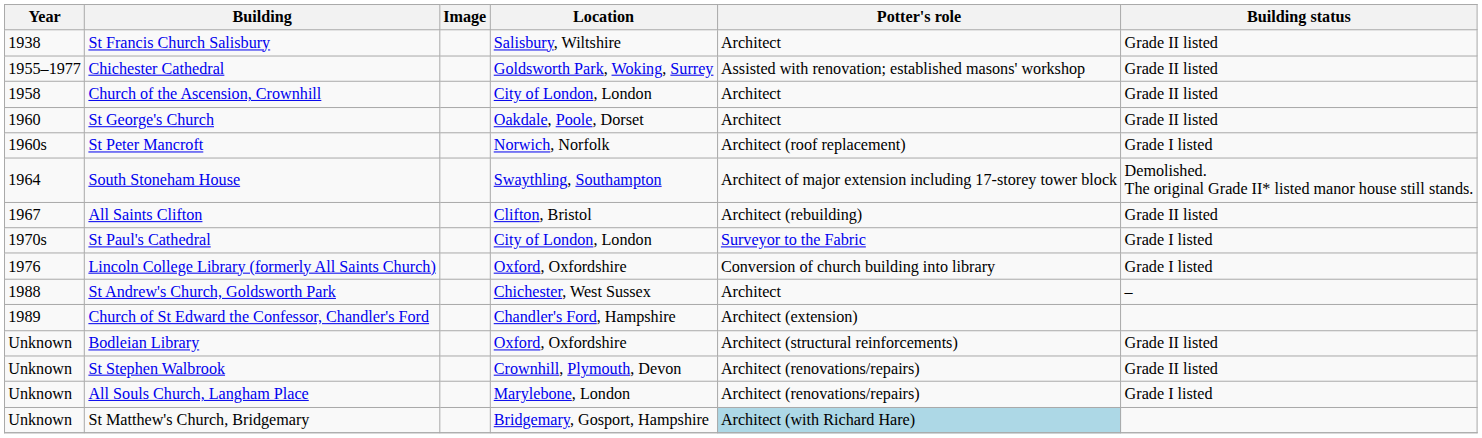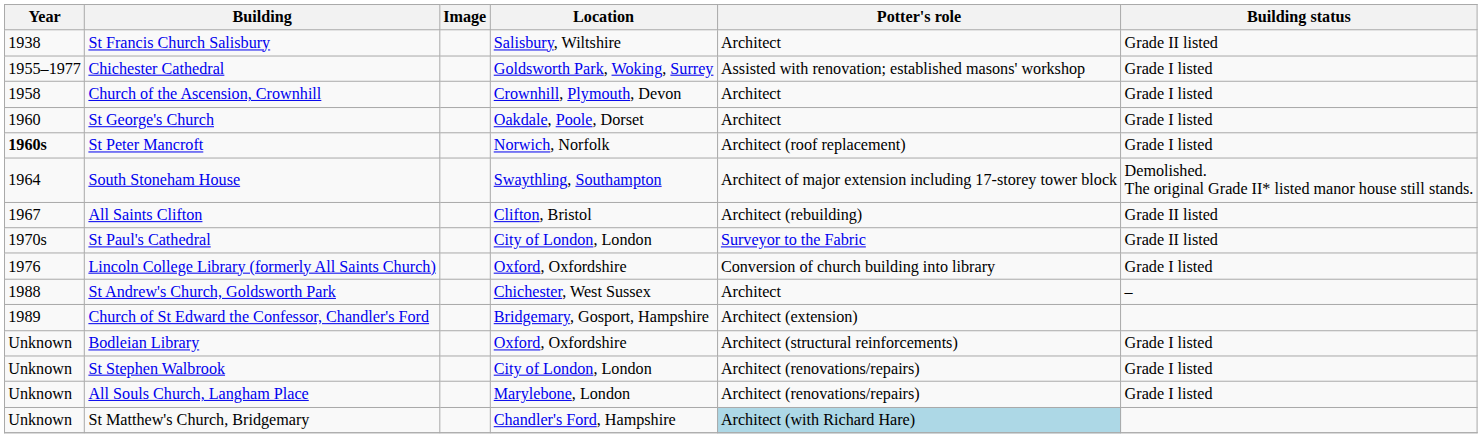(1171, 68) Grade II listed -> (1169, 68) Grade I listed
(573, 94) City of London, London -> (588, 94) Crownhill, Plymouth, Devon
(1171, 94) Grade II listed -> (1169, 94) Grade I listed
(1171, 119) Grade II listed -> (1169, 119) Grade I listed
(28, 145) normal -> (28, 145) bold
(1169, 240) Grade I listed -> (1171, 240) Grade II listed
(585, 317) Chandler's Ford, Hampshire -> (601, 317) Bridgemary, Gosport, Hampshire
(1171, 343) Grade II listed -> (1169, 343) Grade I listed
(588, 368) Crownhill, Plymouth, Devon -> (573, 368) City of London, London
(1171, 368) Grade II listed -> (1169, 368) Grade I listed
(601, 419) Bridgemary, Gosport, Hampshire -> (585, 419) Chandler's Ford, Hampshire
